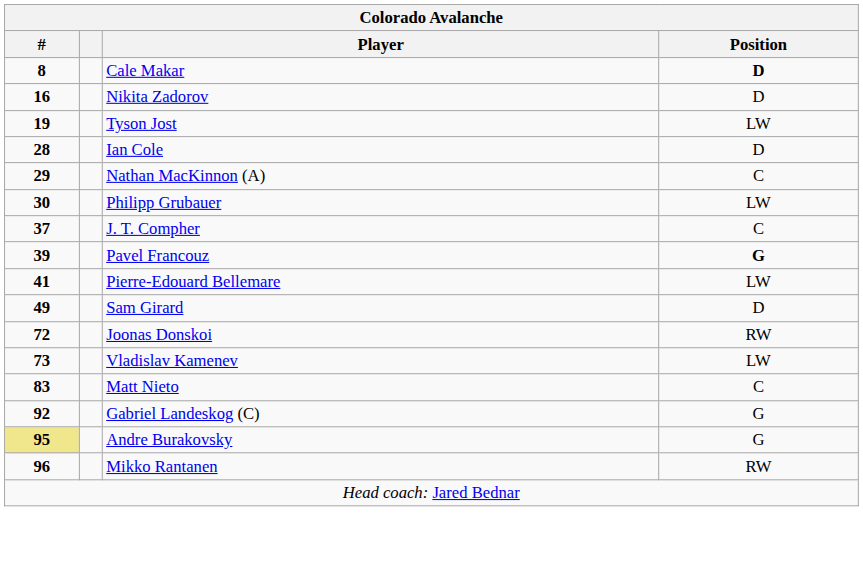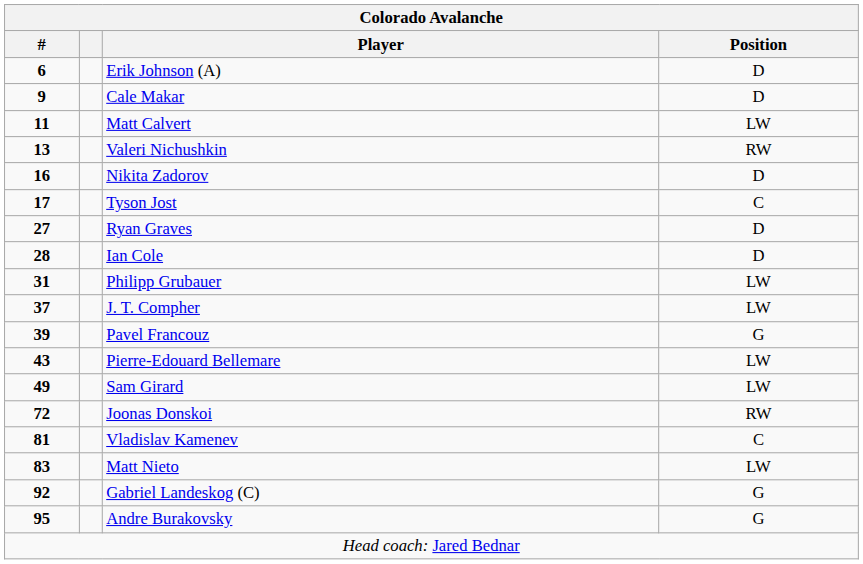+ row: (164, 70)
(42, 70) 8 -> (42, 96) 9
(758, 70) bold -> (758, 96) normal
+ row: (148, 123)
+ row: (167, 149)
(42, 123) 19 -> (42, 202) 17
(758, 123) LW -> (758, 202) C
+ row: (149, 228)
- row: (186, 176)
(42, 202) 30 -> (42, 281) 31
(758, 228) C -> (758, 307) LW
(758, 255) bold -> (758, 334) normal
(42, 281) 41 -> (42, 360) 43
(758, 307) D -> (758, 387) LW
(42, 360) 73 -> (42, 439) 81
(758, 360) LW -> (758, 439) C
(758, 387) C -> (758, 466) LW
(42, 439) khaki background -> (42, 519) no background
- row: (162, 466)
